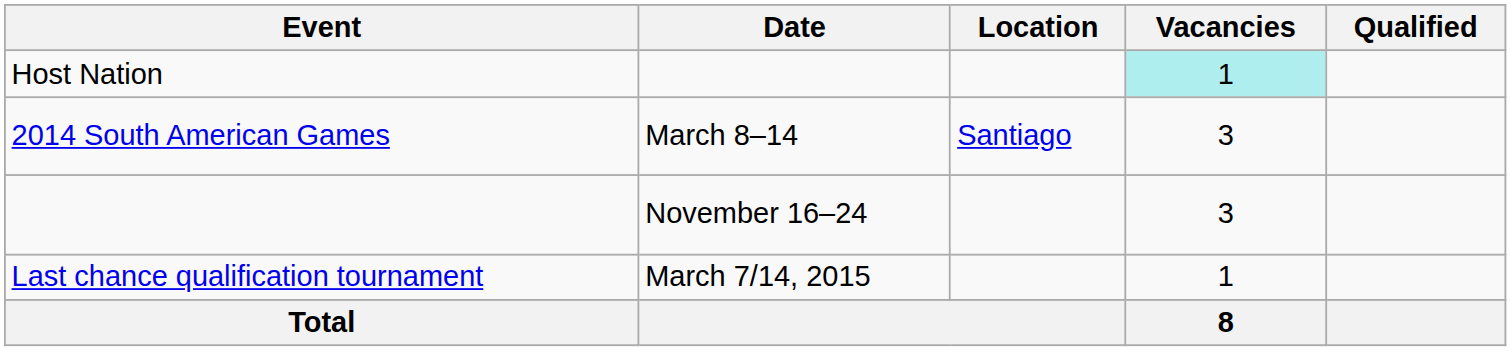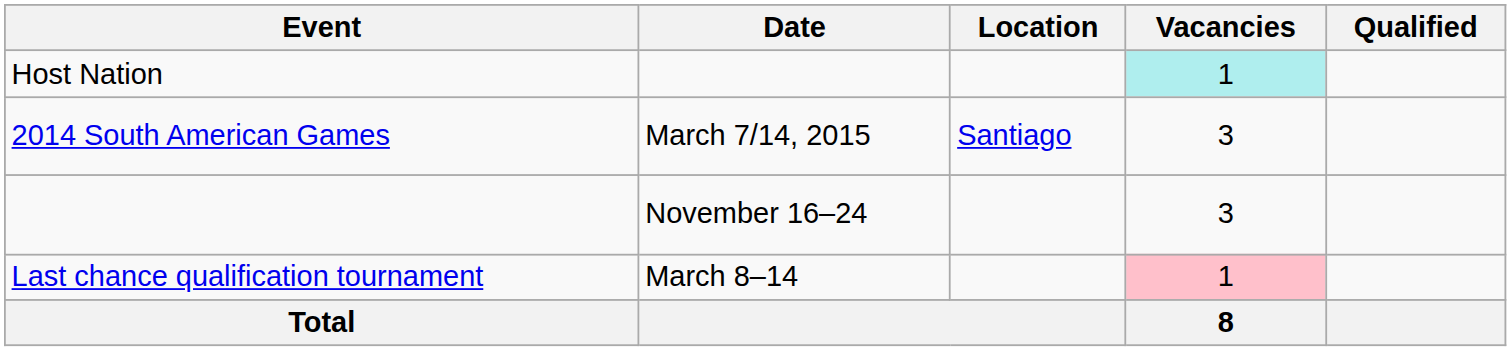(722, 135) March 8–14 -> (758, 135) March 7/14, 2015
(758, 276) March 7/14, 2015 -> (722, 276) March 8–14
(1226, 276) no background -> (1226, 276) pink background
